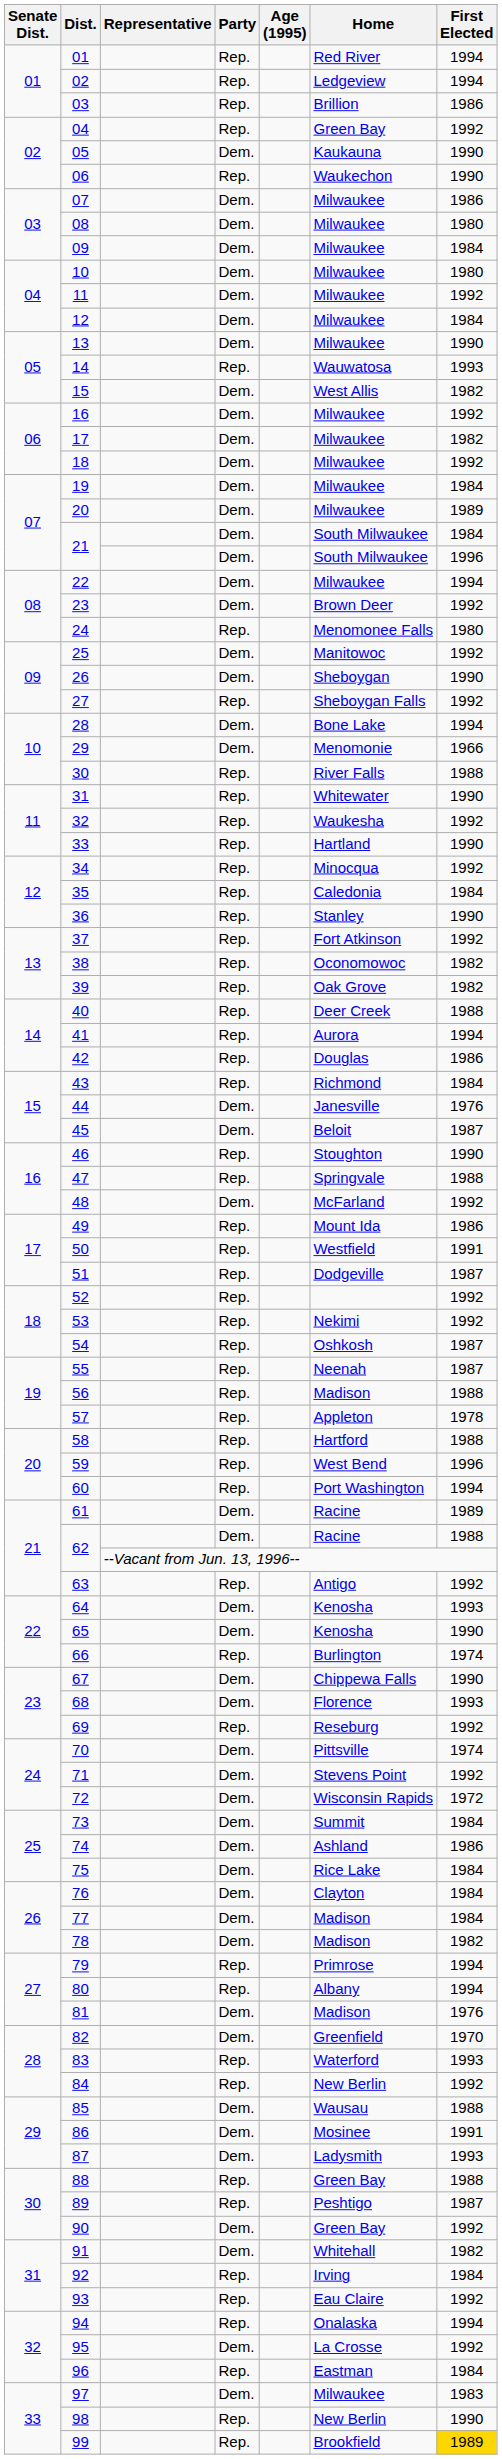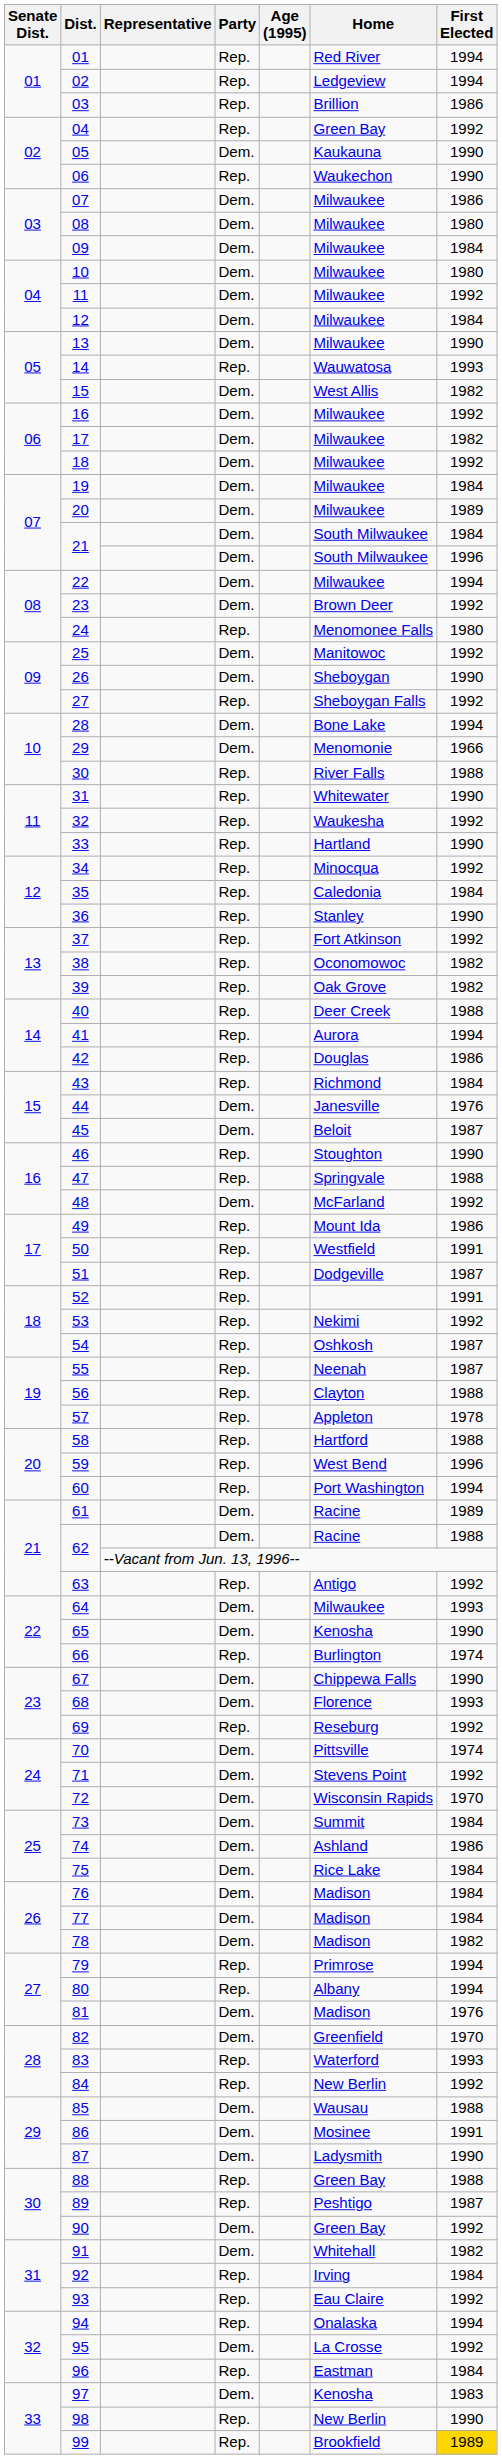(467, 1297) 1992 -> (467, 1297) 1991
(342, 1392) Madison -> (339, 1392) Clayton
(343, 1607) Kenosha -> (349, 1607) Milwaukee
(467, 1798) 1972 -> (467, 1798) 1970
(339, 1893) Clayton -> (342, 1893) Madison
(467, 2156) 1993 -> (467, 2156) 1990
(349, 2394) Milwaukee -> (343, 2394) Kenosha
